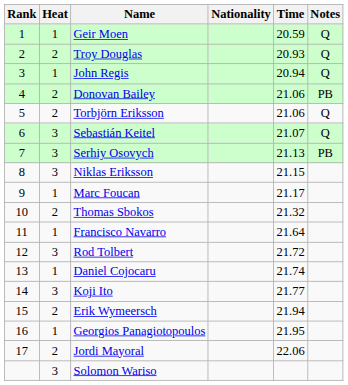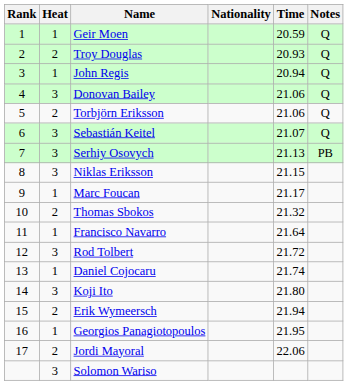(55, 93) 2 -> (55, 93) 3
(325, 93) PB -> (325, 93) Q
(291, 291) 21.77 -> (291, 291) 21.80
